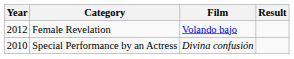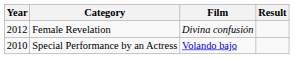(210, 29) Volando bajo -> (218, 29) Divina confusión
(218, 45) Divina confusión -> (210, 45) Volando bajo
